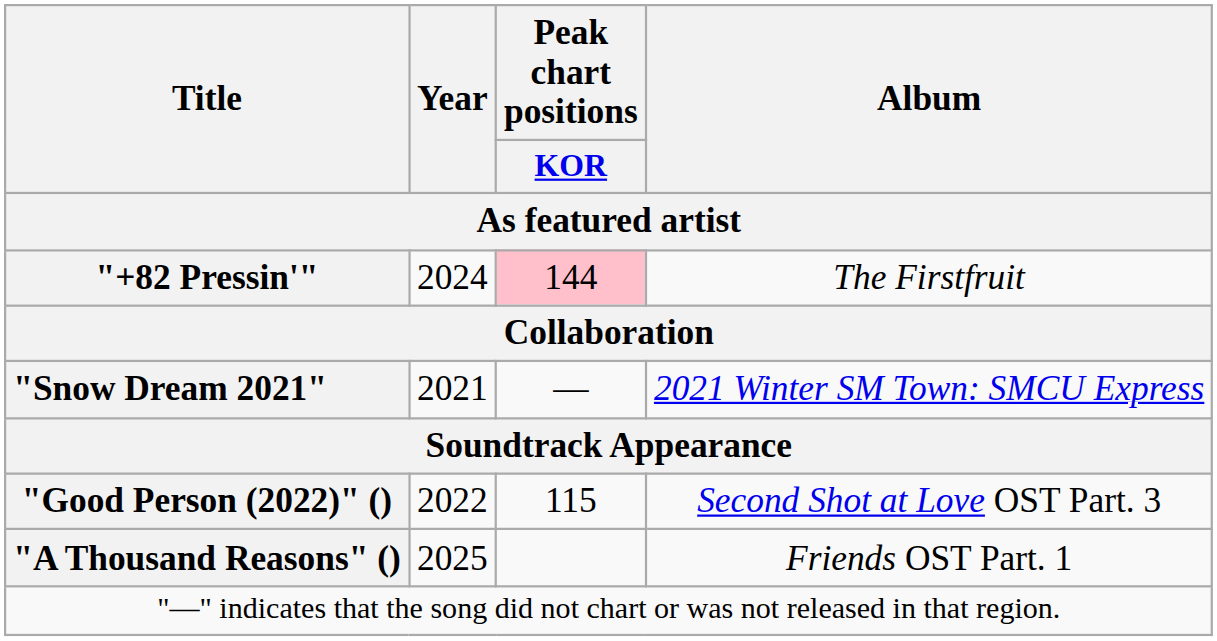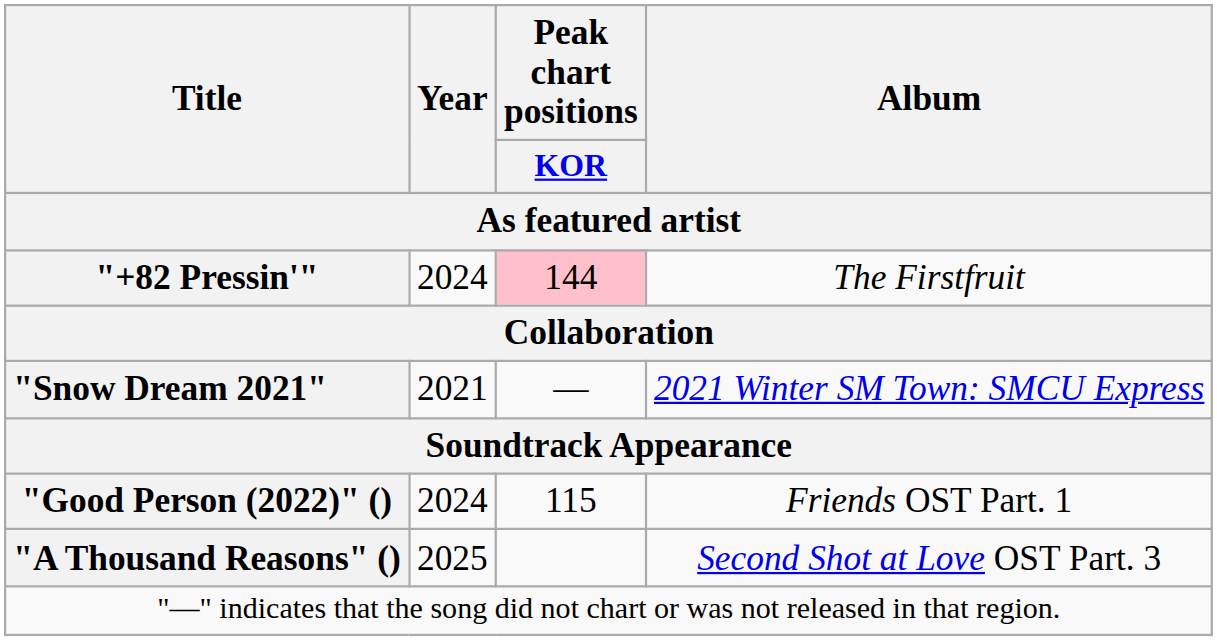(452, 501) 2022 -> (452, 501) 2024
(929, 501) Second Shot at Love OST Part. 3 -> (929, 501) Friends OST Part. 1
(929, 557) Friends OST Part. 1 -> (929, 557) Second Shot at Love OST Part. 3
